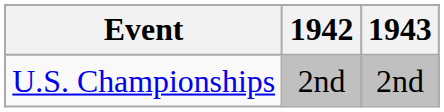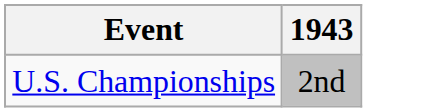- column: (322, 29)
